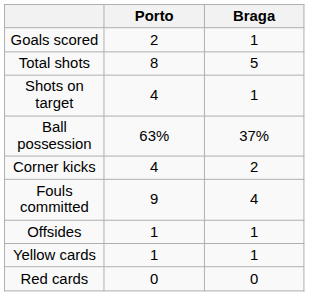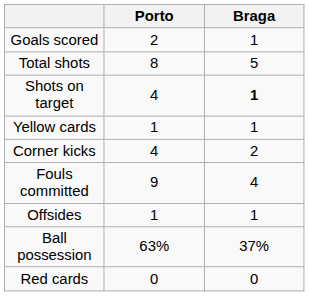(254, 95) normal -> (254, 95) bold
rows swapped: (54, 135) <-> (54, 255)
